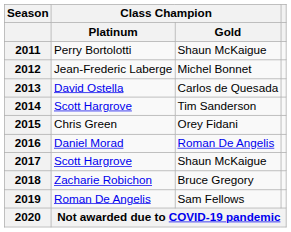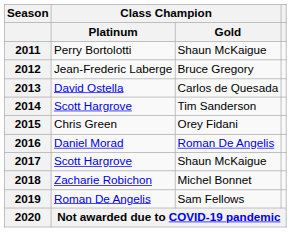(215, 69) Michel Bonnet -> (216, 69) Bruce Gregory
(216, 180) Bruce Gregory -> (215, 180) Michel Bonnet
